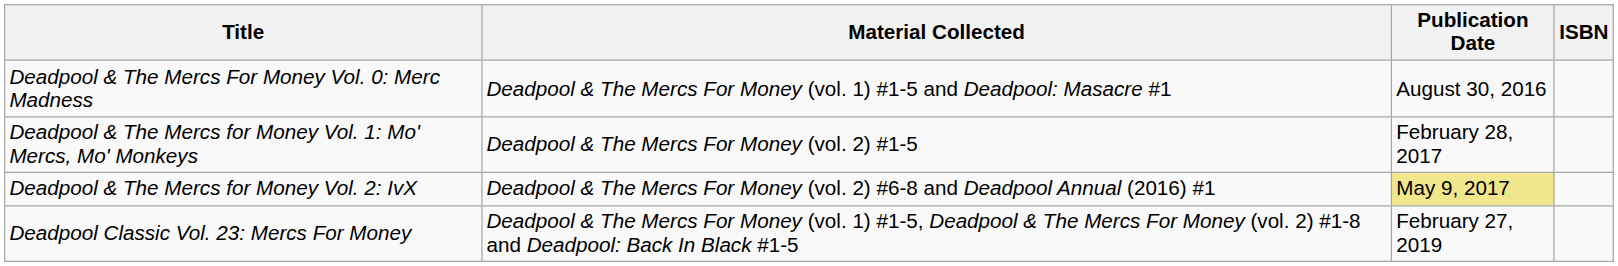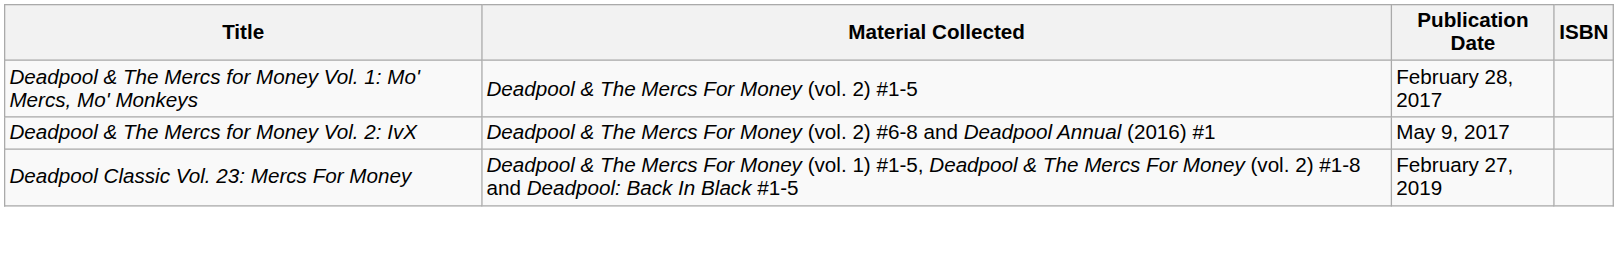- row: (225, 88)
(1453, 188) khaki background -> (1453, 132) no background
